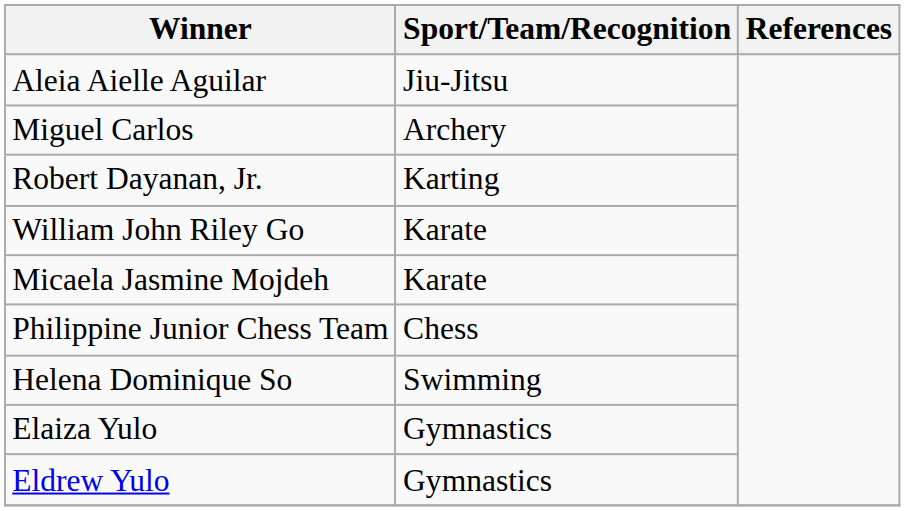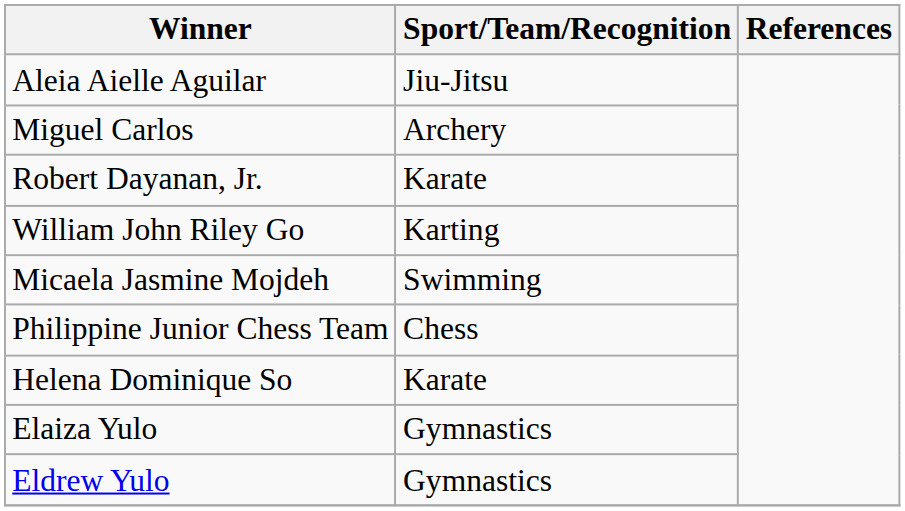(451, 179) Karting -> (445, 179) Karate
(445, 229) Karate -> (451, 229) Karting
(445, 279) Karate -> (472, 279) Swimming
(472, 379) Swimming -> (445, 379) Karate
